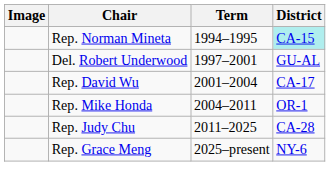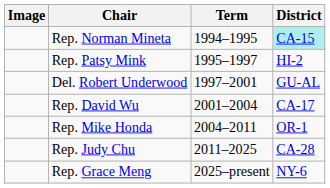+ row: (99, 60)
